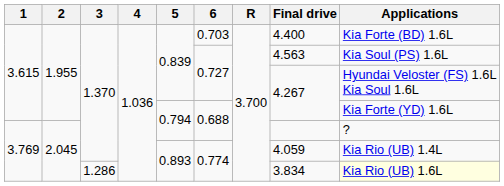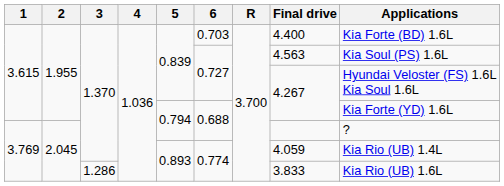(289, 171) 3.834 -> (289, 171) 3.833
(393, 171) lightyellow background -> (393, 171) no background
